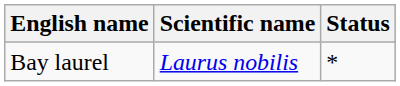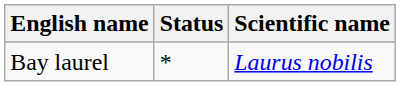columns swapped: (237, 23) <-> (358, 23)
